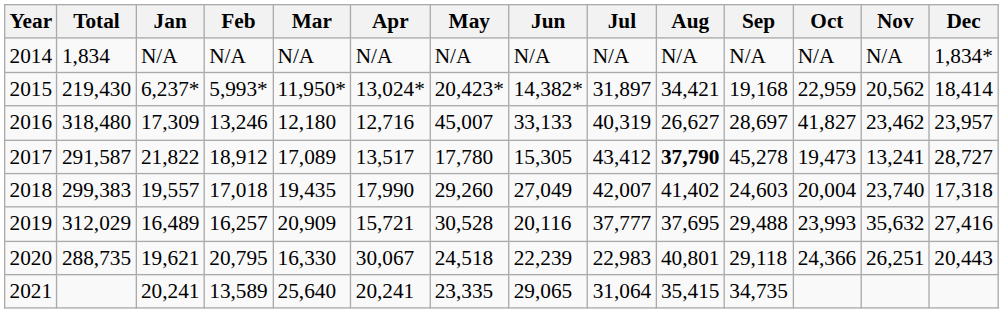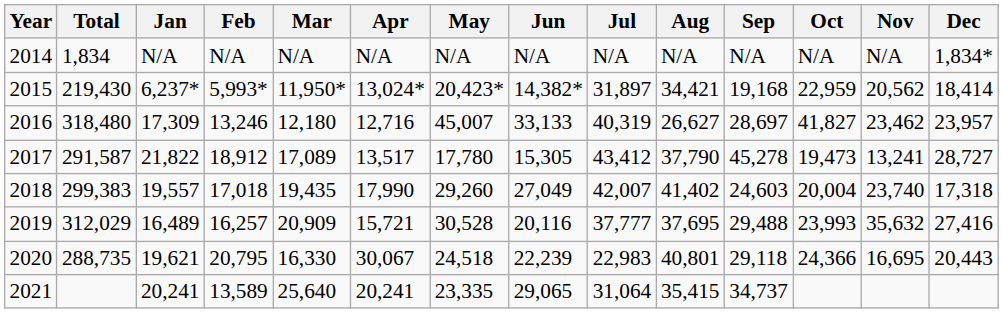(690, 156) bold -> (690, 156) normal
(895, 257) 26,251 -> (895, 257) 16,695
(759, 291) 34,735 -> (759, 291) 34,737
